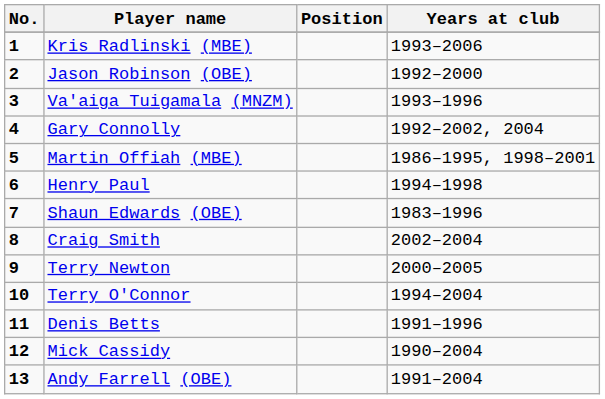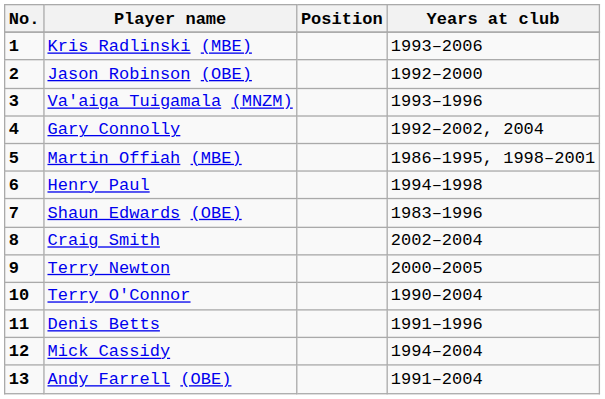(437, 296) 1994–2004 -> (437, 296) 1990–2004
(437, 352) 1990–2004 -> (437, 352) 1994–2004
